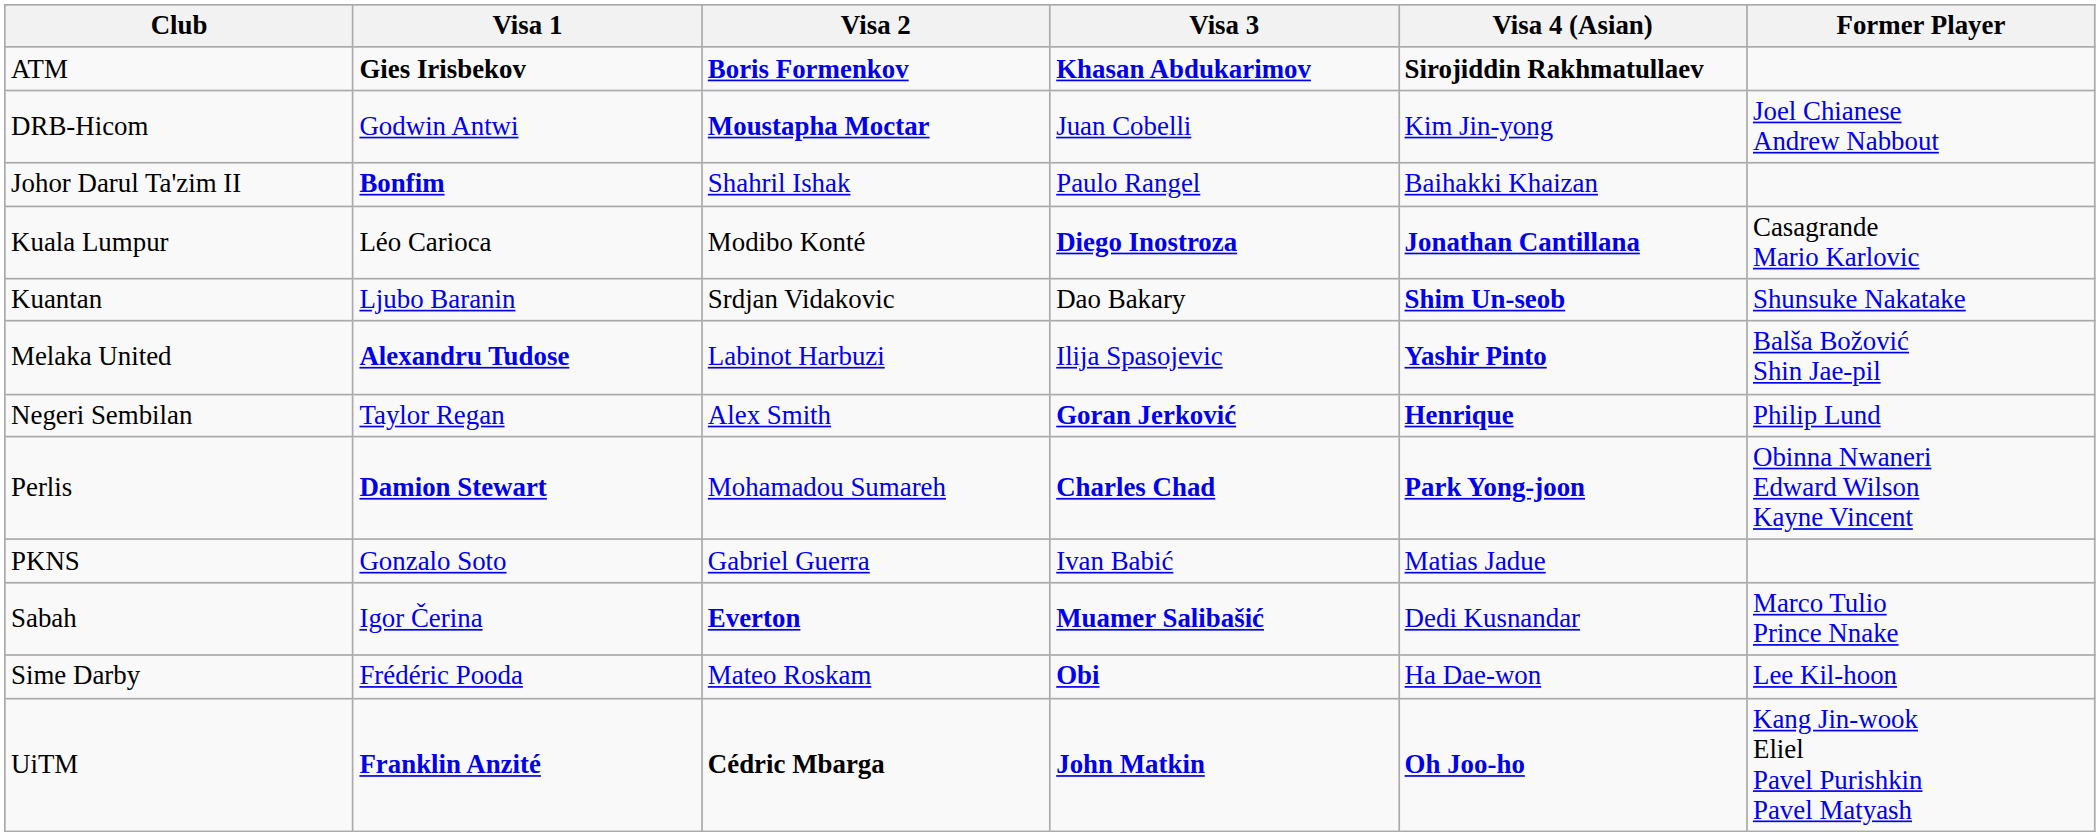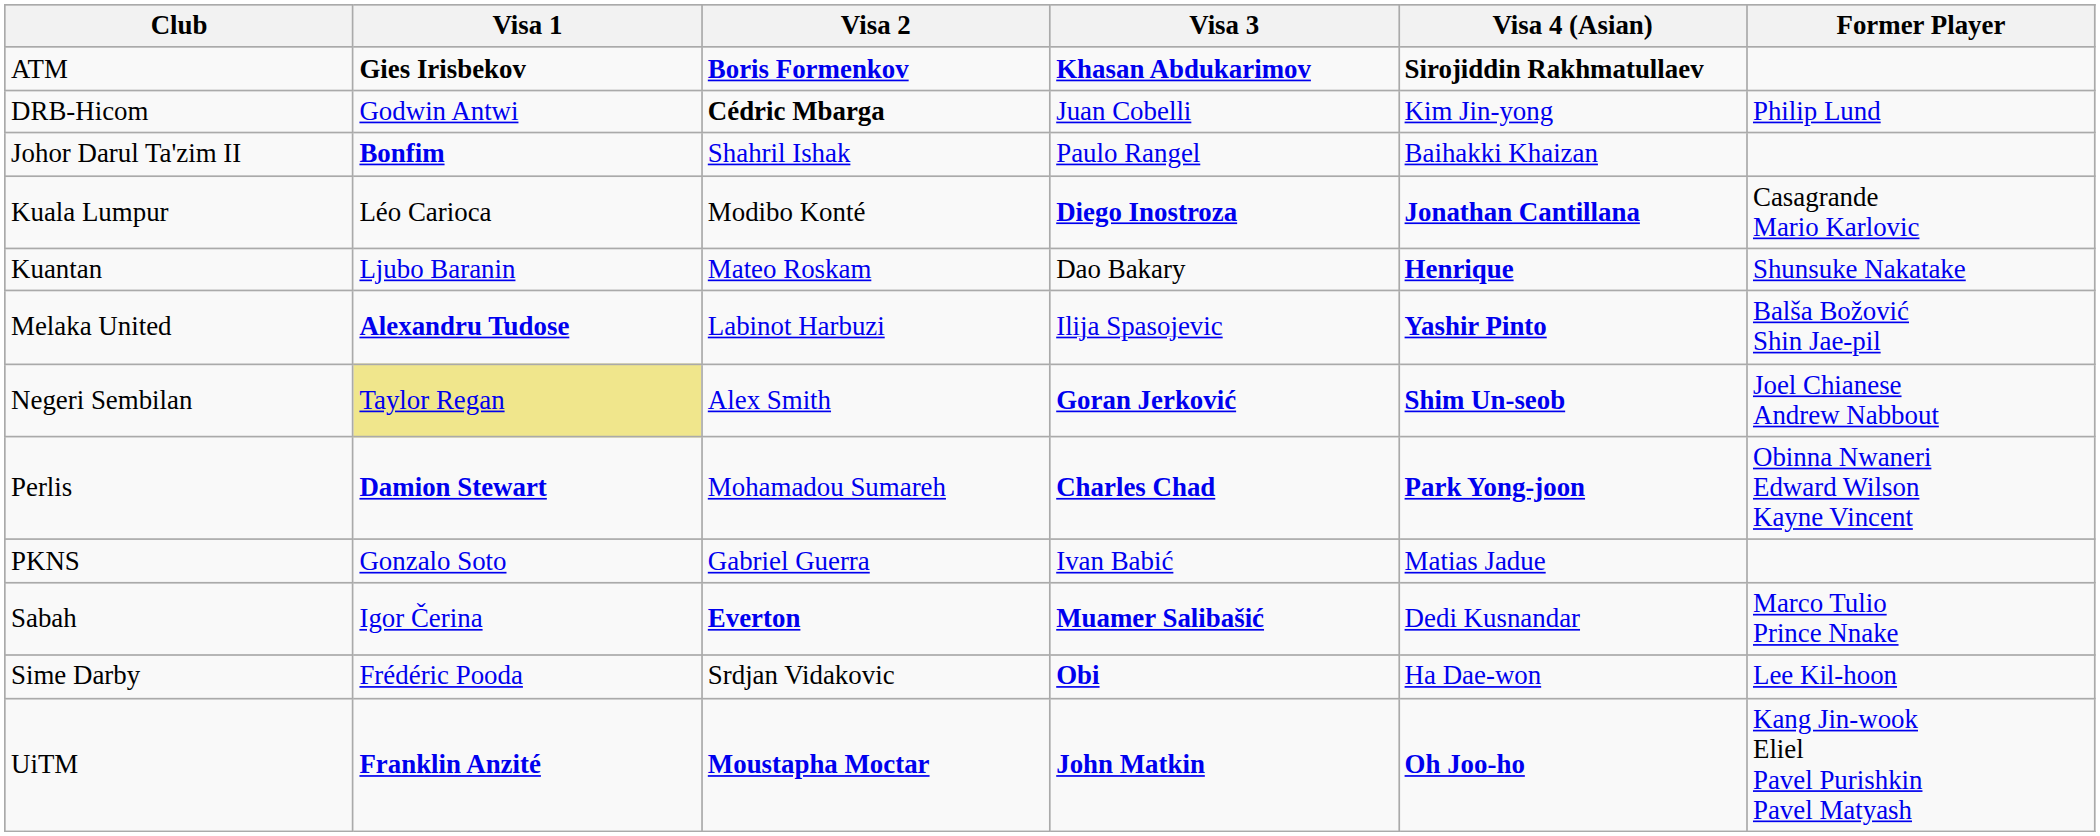(819, 126) Moustapha Moctar -> (796, 111) Cédric Mbarga
(1846, 126) Joel Chianese Andrew Nabbout -> (1817, 111) Philip Lund
(801, 299) Srdjan Vidakovic -> (790, 269) Mateo Roskam
(1485, 299) Shim Un-seob -> (1459, 269) Henrique
(432, 414) no background -> (432, 399) khaki background
(1459, 414) Henrique -> (1485, 399) Shim Un-seob
(1817, 414) Philip Lund -> (1846, 399) Joel Chianese Andrew Nabbout
(790, 676) Mateo Roskam -> (801, 676) Srdjan Vidakovic
(796, 764) Cédric Mbarga -> (819, 764) Moustapha Moctar
